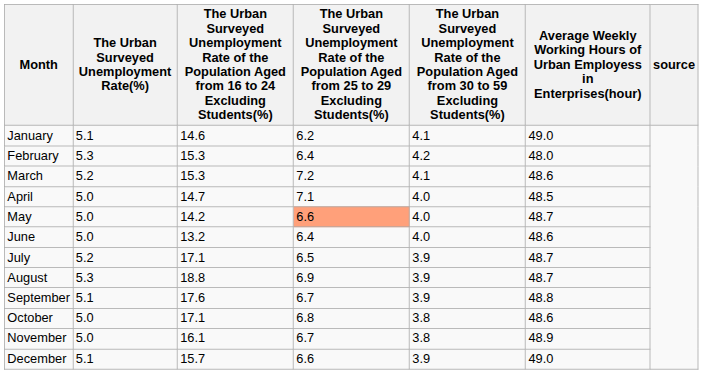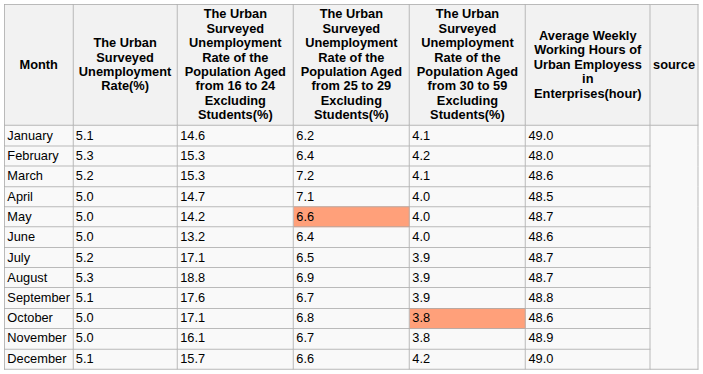(421, 318) no background -> (421, 318) lightsalmon background
(421, 359) 3.9 -> (421, 359) 4.2
